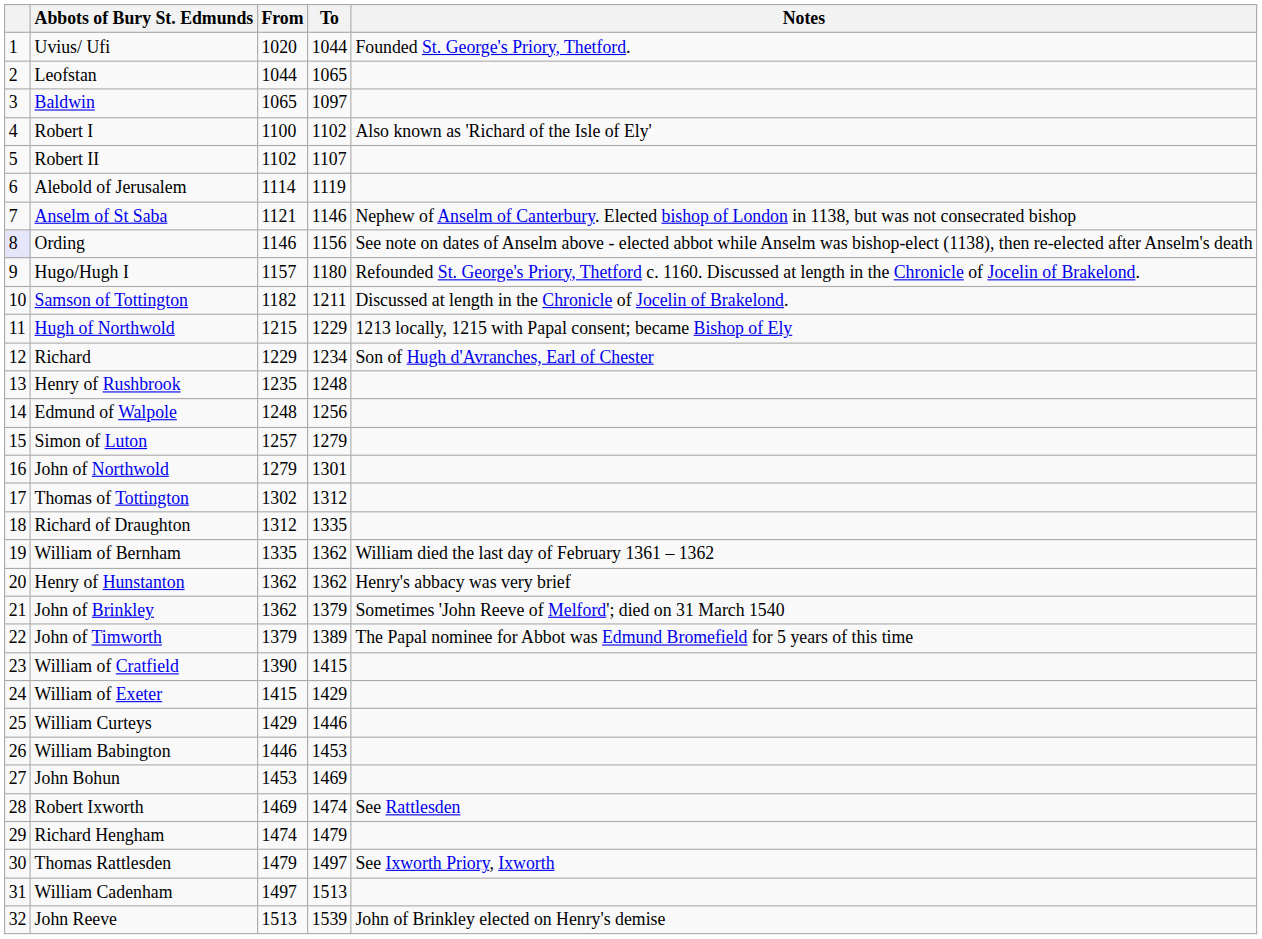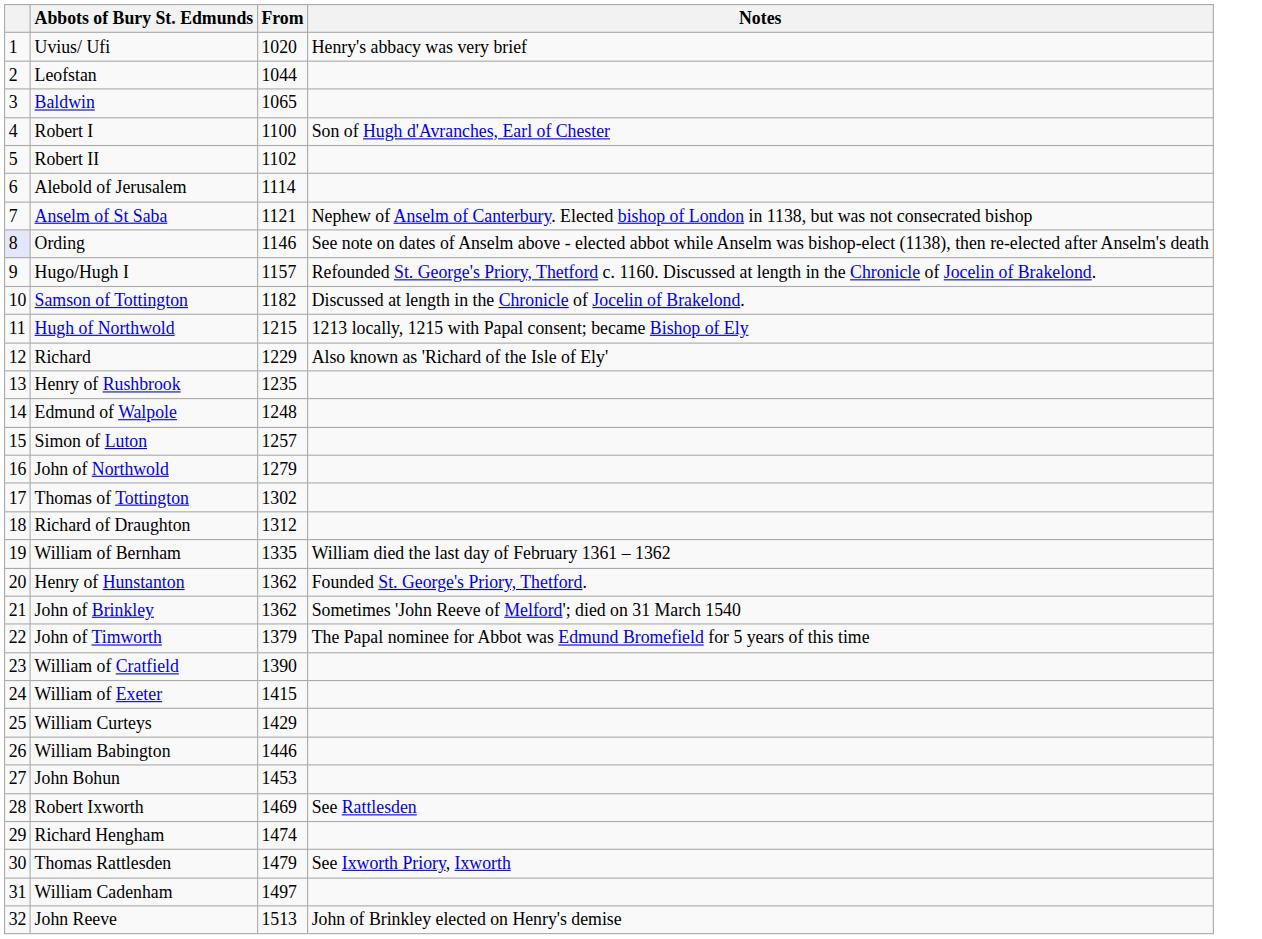- column: (329, 18)
(493, 46) Founded St. George's Priory, Thetford. -> (419, 46) Henry's abbacy was very brief
(504, 131) Also known as 'Richard of the Isle of Ely' -> (461, 131) Son of Hugh d'Avranches, Earl of Chester
(505, 356) Son of Hugh d'Avranches, Earl of Chester -> (460, 356) Also known as 'Richard of the Isle of Ely'
(463, 581) Henry's abbacy was very brief -> (449, 581) Founded St. George's Priory, Thetford.
